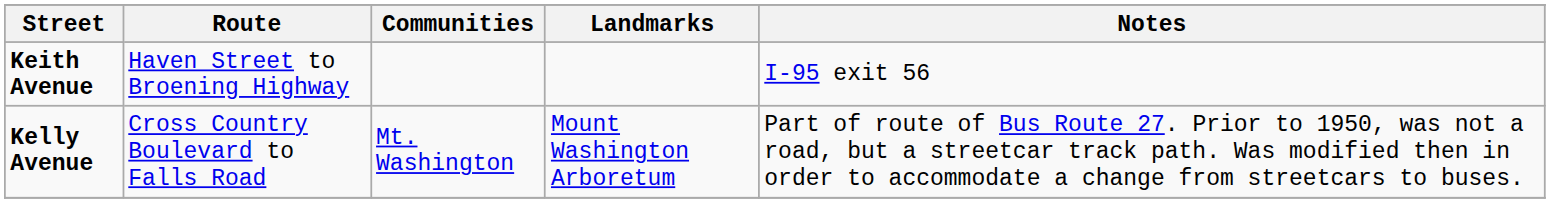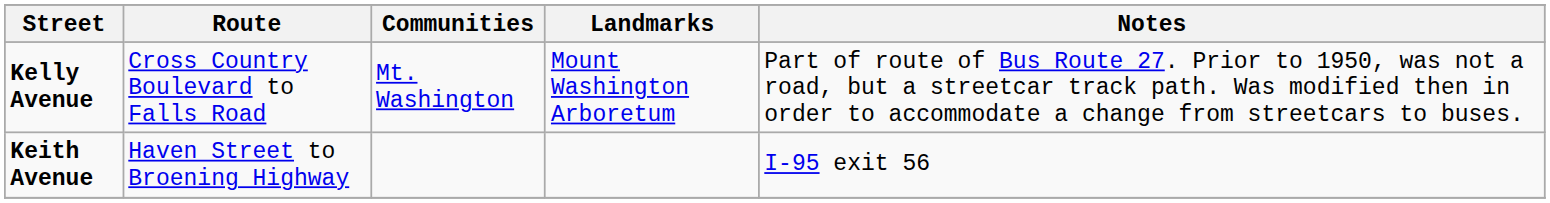rows swapped: (52, 74) <-> (52, 152)
